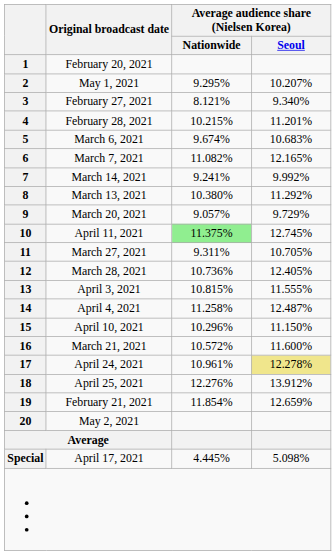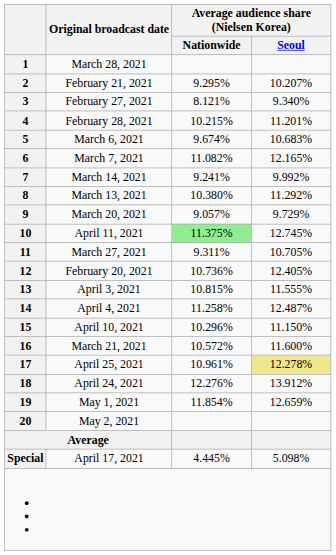(109, 64) February 20, 2021 -> (109, 64) March 28, 2021
(109, 83) May 1, 2021 -> (109, 83) February 21, 2021
(109, 270) March 28, 2021 -> (109, 270) February 20, 2021
(109, 364) April 24, 2021 -> (109, 364) April 25, 2021
(109, 383) April 25, 2021 -> (109, 383) April 24, 2021
(109, 402) February 21, 2021 -> (109, 402) May 1, 2021
